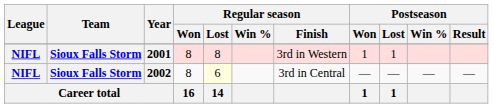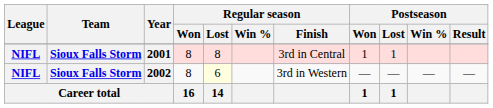(312, 54) 3rd in Western -> (312, 54) 3rd in Central
(312, 73) 3rd in Central -> (312, 73) 3rd in Western
